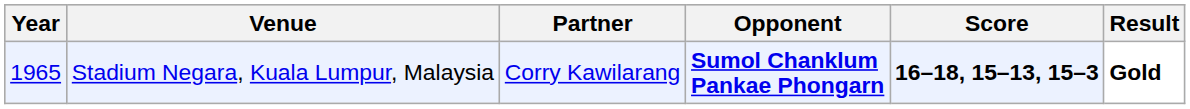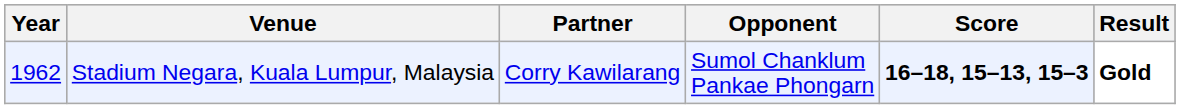(36, 72) 1965 -> (36, 72) 1962
(788, 72) bold -> (783, 72) normal
